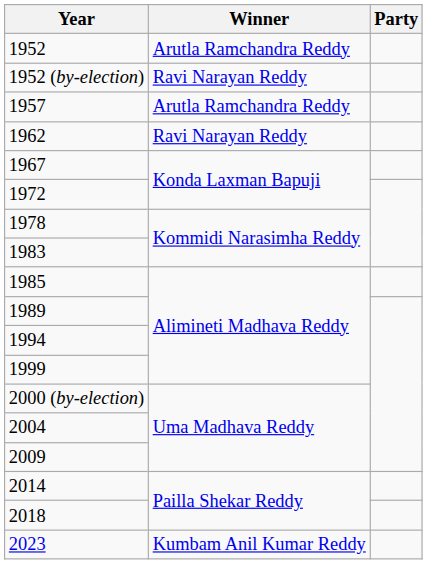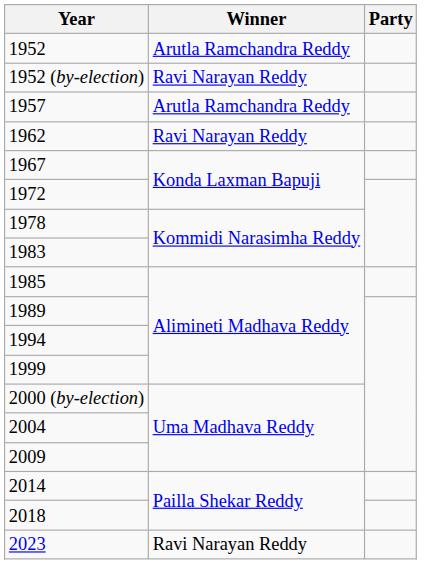(259, 544) Kumbam Anil Kumar Reddy -> (230, 544) Ravi Narayan Reddy
